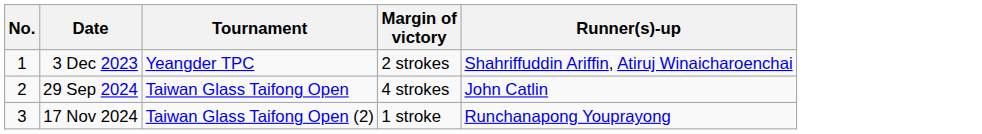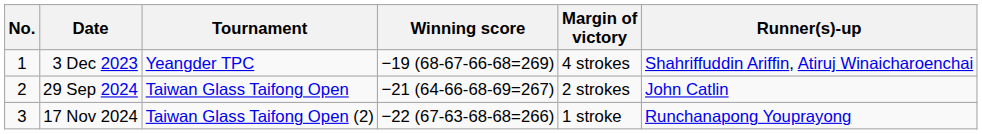+ column: (468, 27)
(415, 63) 2 strokes -> (596, 63) 4 strokes
(415, 90) 4 strokes -> (596, 90) 2 strokes
